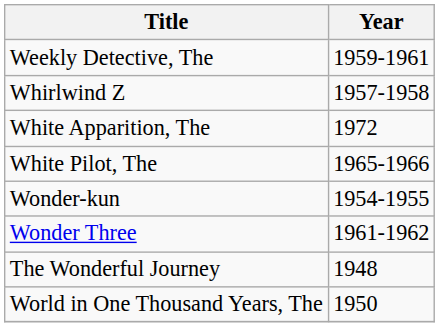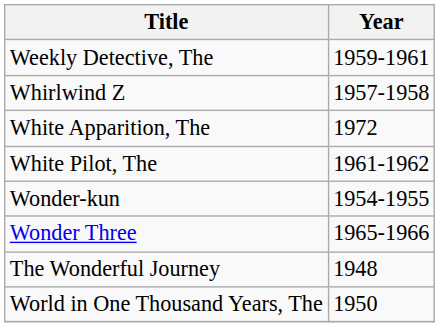(381, 163) 1965-1966 -> (381, 163) 1961-1962
(381, 233) 1961-1962 -> (381, 233) 1965-1966
